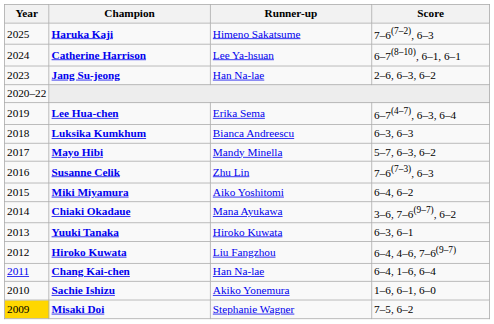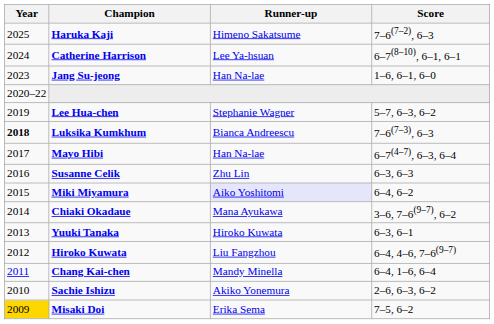(405, 75) 2–6, 6–3, 6–2 -> (405, 75) 1–6, 6–1, 6–0
(239, 114) Erika Sema -> (254, 112) Stephanie Wagner
(415, 114) 6–7(4–7), 6–3, 6–4 -> (405, 112) 5–7, 6–3, 6–2
(18, 134) normal -> (18, 132) bold
(394, 134) 6–3, 6–3 -> (404, 132) 7–6(7–3), 6–3
(248, 152) Mandy Minella -> (239, 154) Han Na-lae
(405, 152) 5–7, 6–3, 6–2 -> (415, 154) 6–7(4–7), 6–3, 6–4
(404, 172) 7–6(7–3), 6–3 -> (394, 174) 6–3, 6–3
(248, 192) no background -> (248, 192) lavender background
(239, 272) Han Na-lae -> (248, 272) Mandy Minella
(405, 291) 1–6, 6–1, 6–0 -> (405, 291) 2–6, 6–3, 6–2
(254, 309) Stephanie Wagner -> (239, 309) Erika Sema
